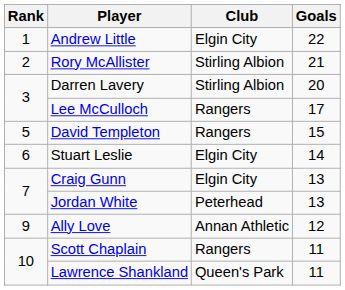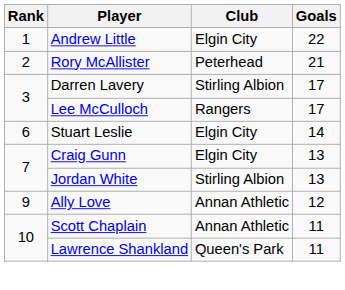(239, 62) Stirling Albion -> (229, 62) Peterhead
(316, 86) 20 -> (316, 86) 17
- row: (105, 132)
(229, 202) Peterhead -> (239, 179) Stirling Albion
(223, 249) Rangers -> (242, 226) Annan Athletic
